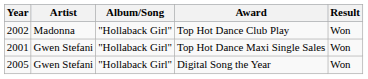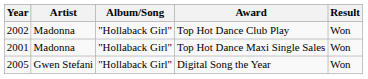(63, 47) Gwen Stefani -> (54, 47) Madonna
